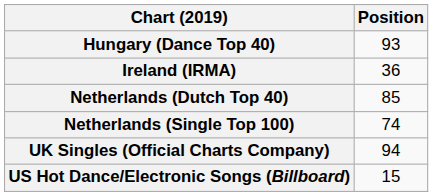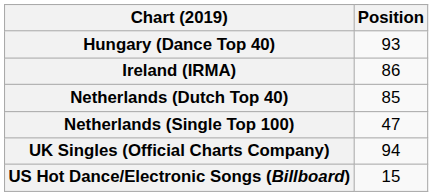(391, 71) 36 -> (391, 71) 86
(391, 124) 74 -> (391, 124) 47
